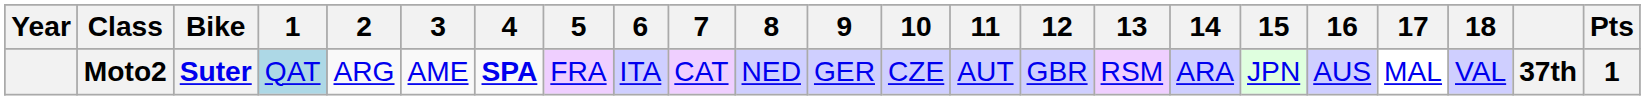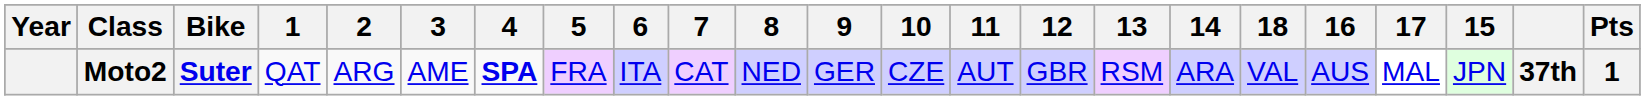columns swapped: (1274, 26) <-> (1481, 26)
(293, 71) lightblue background -> (293, 71) no background
